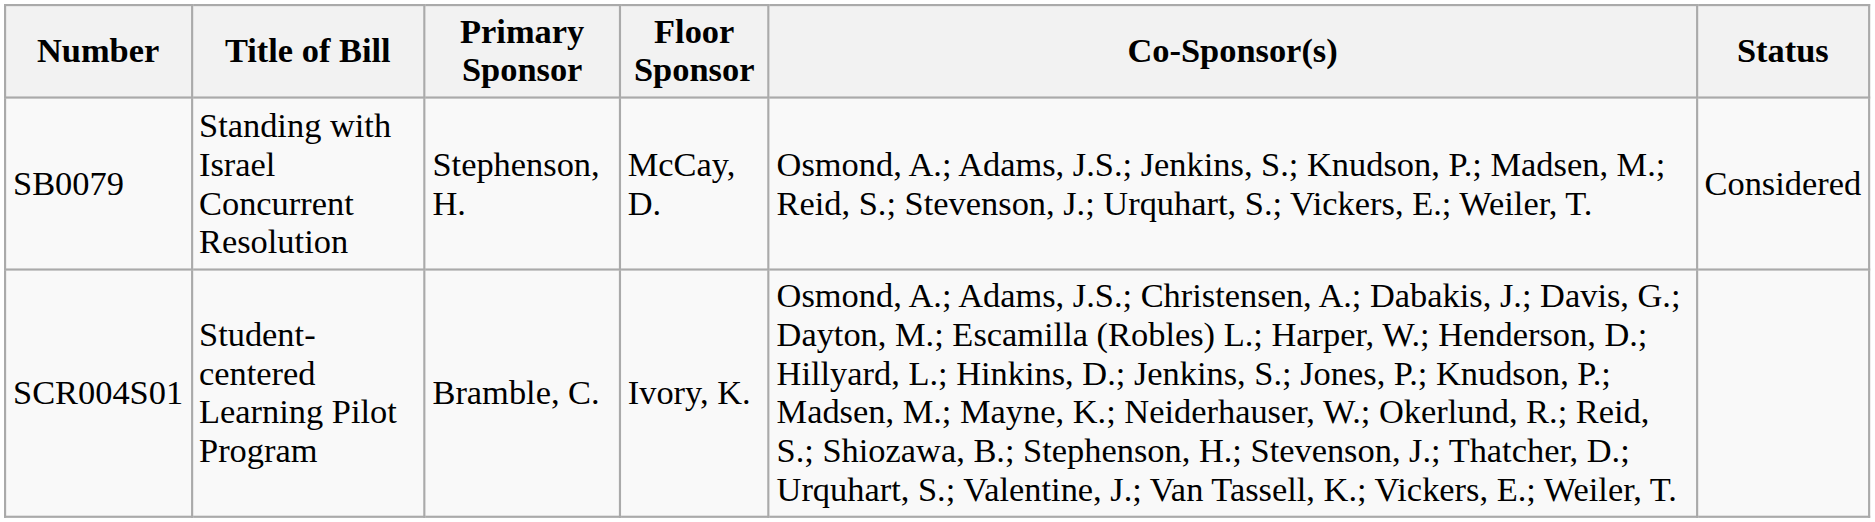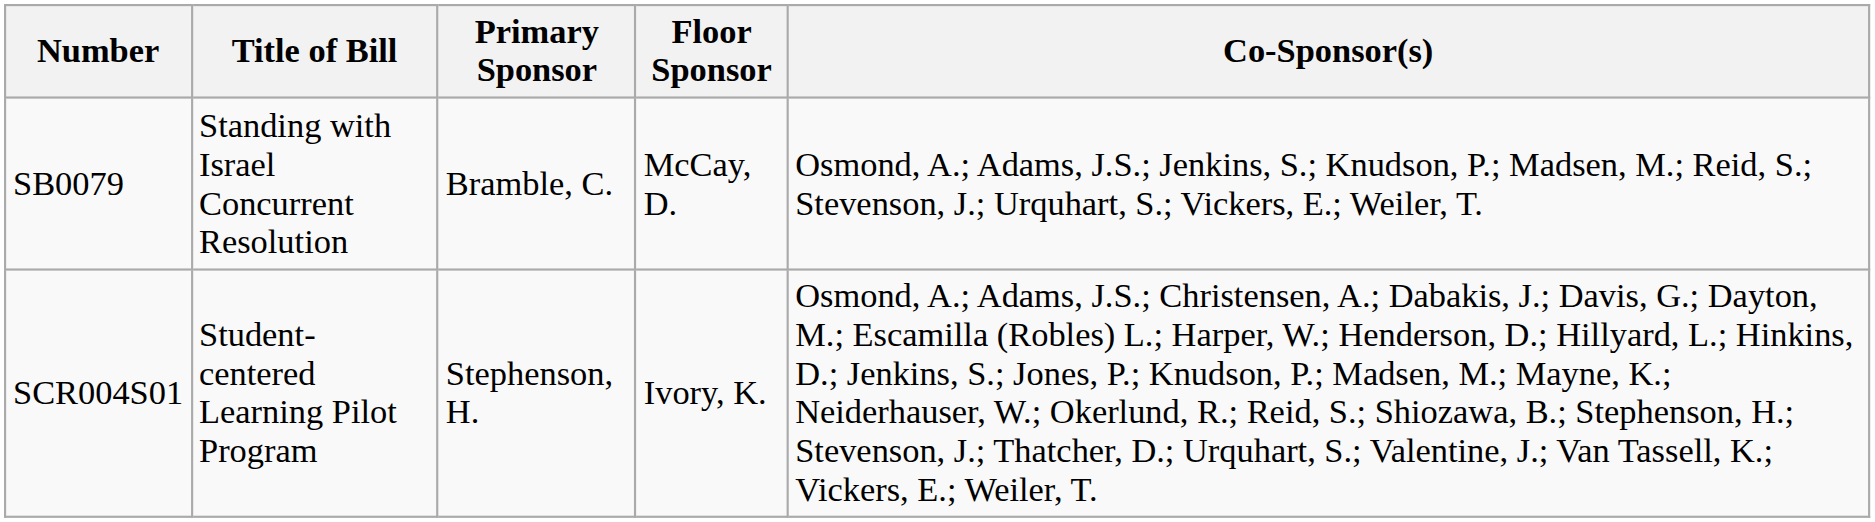- column: (1783, 51)
(516, 183) Stephenson, H. -> (529, 183) Bramble, C.
(516, 392) Bramble, C. -> (529, 392) Stephenson, H.
